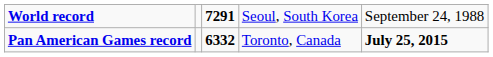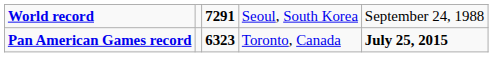(220, 39) 6332 -> (220, 39) 6323
